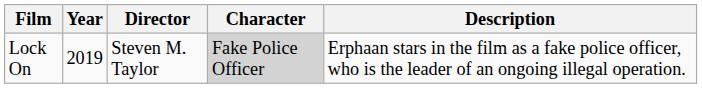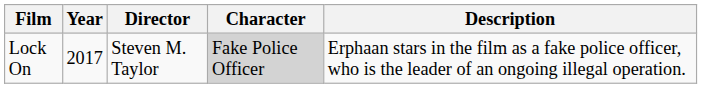(85, 58) 2019 -> (85, 58) 2017
